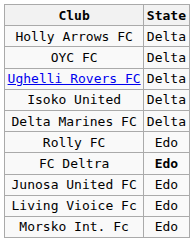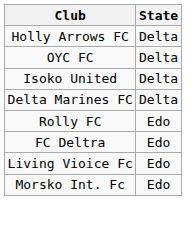- row: (74, 79)
(166, 163) bold -> (159, 142) normal
- row: (74, 185)
